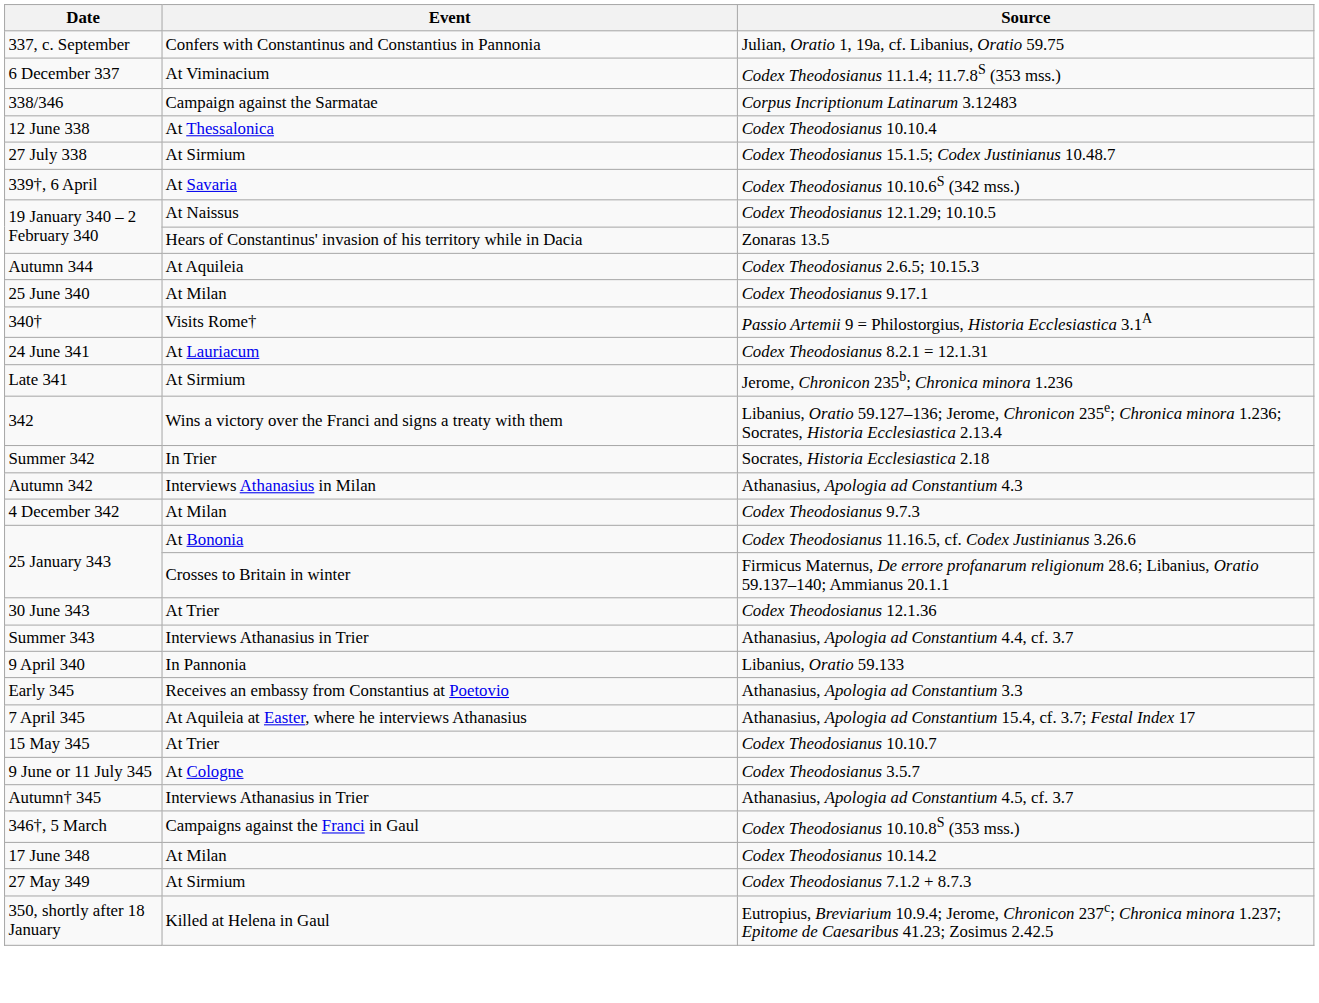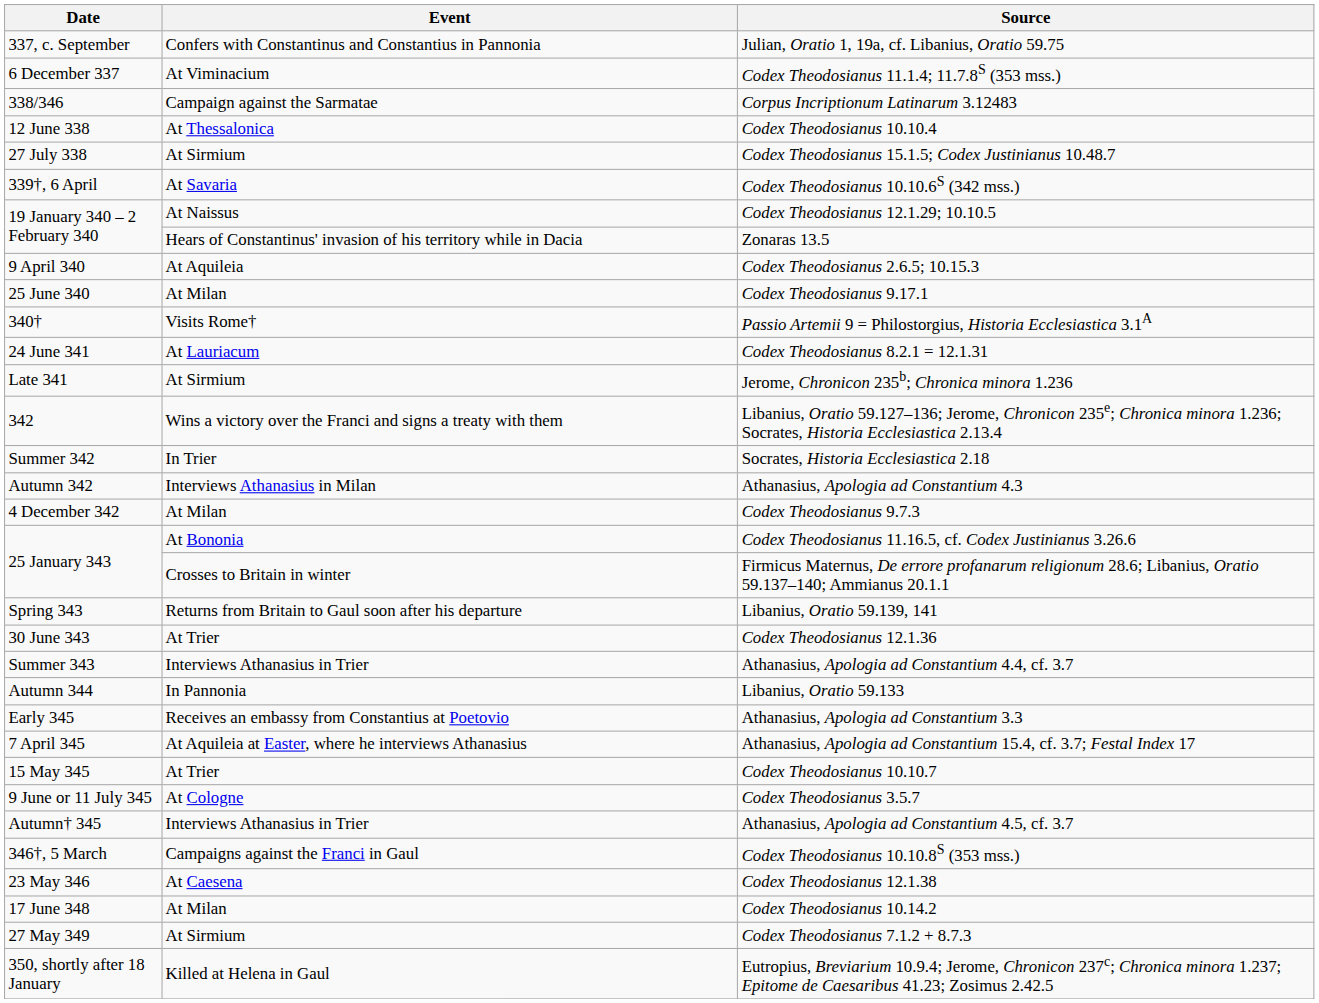(51, 266) Autumn 344 -> (47, 266) 9 April 340
+ row: (840, 611)
(47, 664) 9 April 340 -> (51, 691) Autumn 344
+ row: (839, 882)
